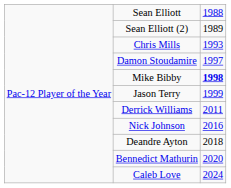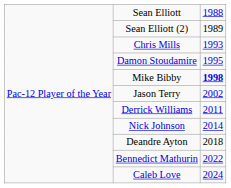(213, 61) 1997 -> (213, 61) 1995
(213, 93) 1999 -> (213, 93) 2002
(213, 126) 2016 -> (213, 126) 2014
(213, 158) 2020 -> (213, 158) 2022
